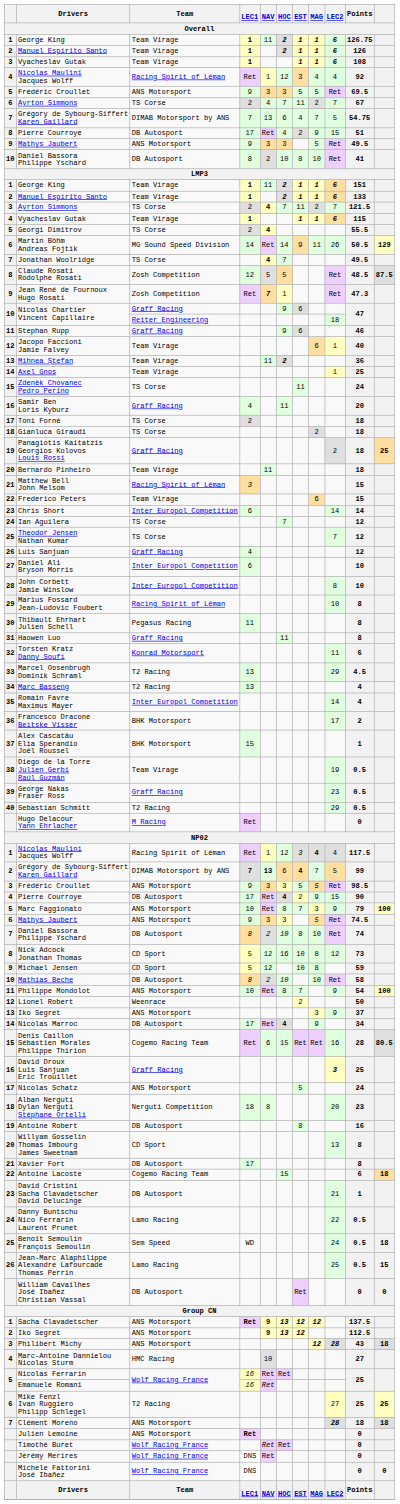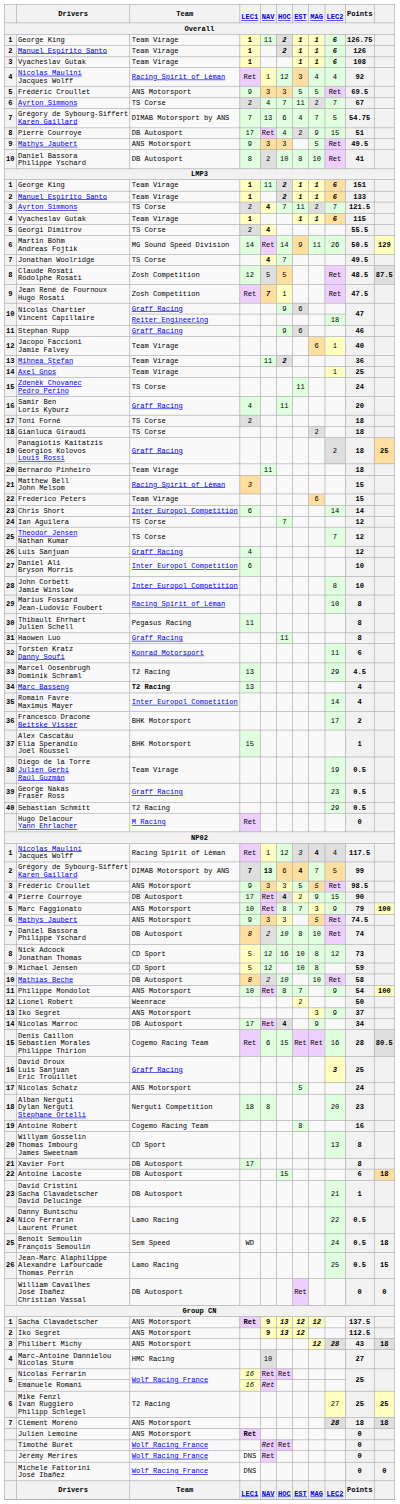(360, 294) 47.3 -> (360, 294) 47.5
(151, 687) normal -> (151, 687) bold
(157, 1126) DB Autosport -> (170, 1126) Cogemo Racing Team
(170, 1175) Cogemo Racing Team -> (157, 1175) DB Autosport
